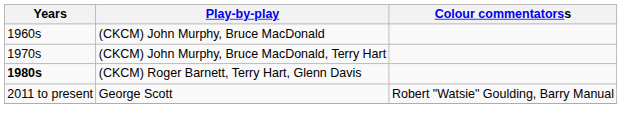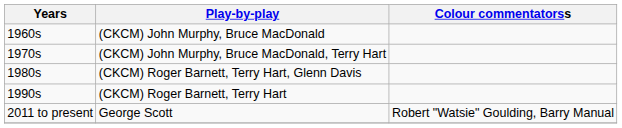(25, 73) bold -> (24, 73) normal
+ row: (193, 93)
